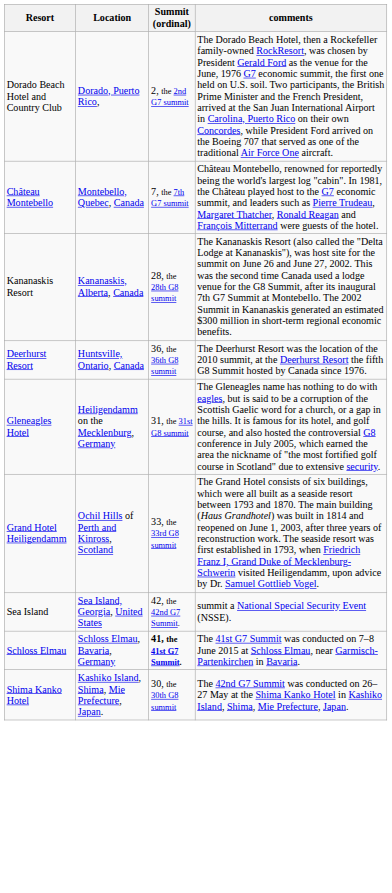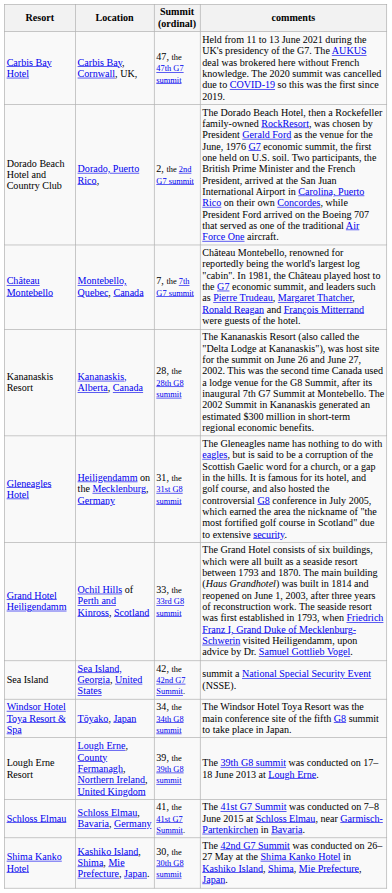+ row: (29, 68)
- row: (27, 359)
+ row: (36, 718)
+ row: (31, 768)
(166, 650) bold -> (171, 818) normal
